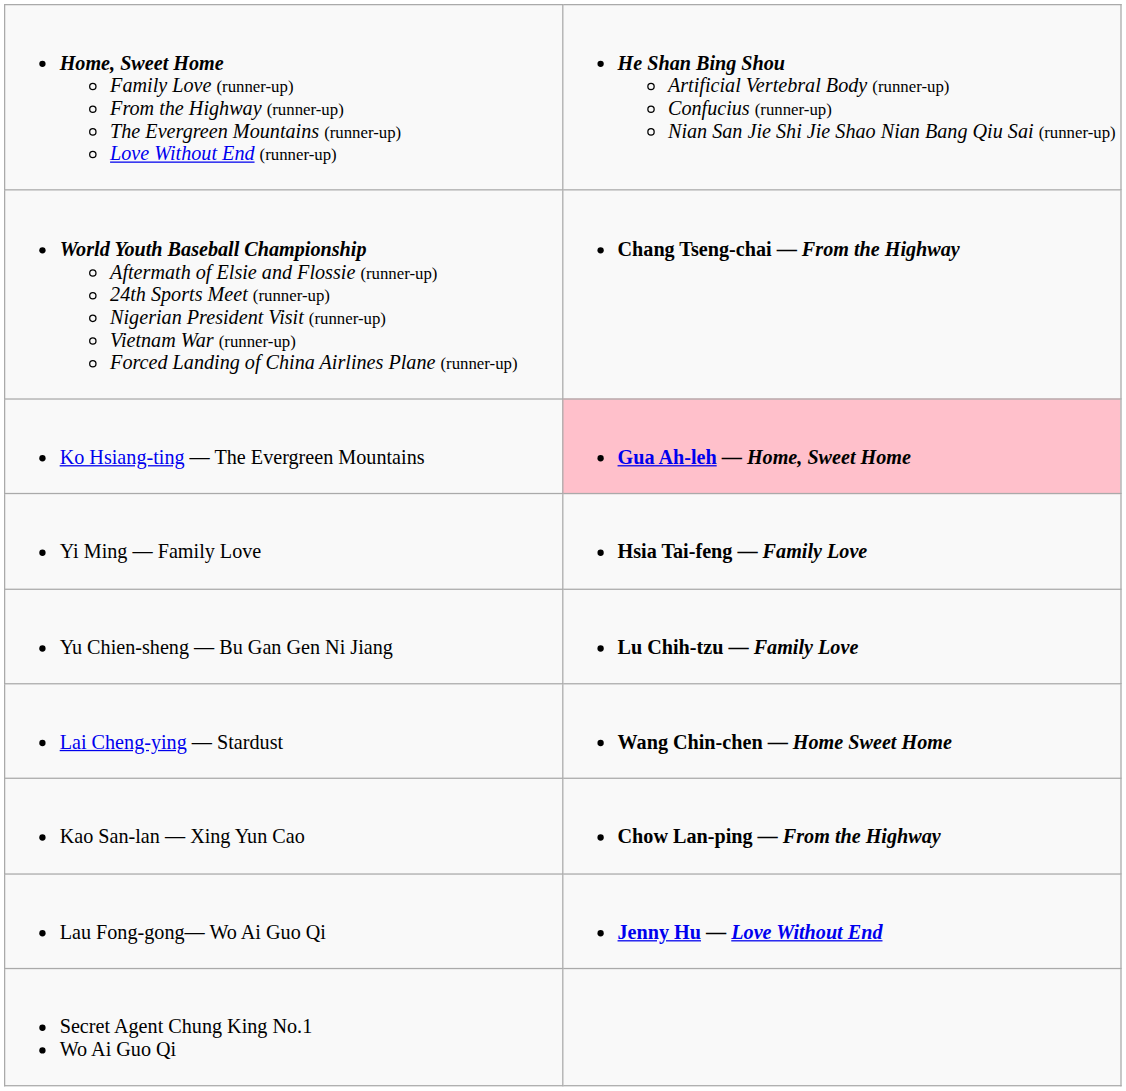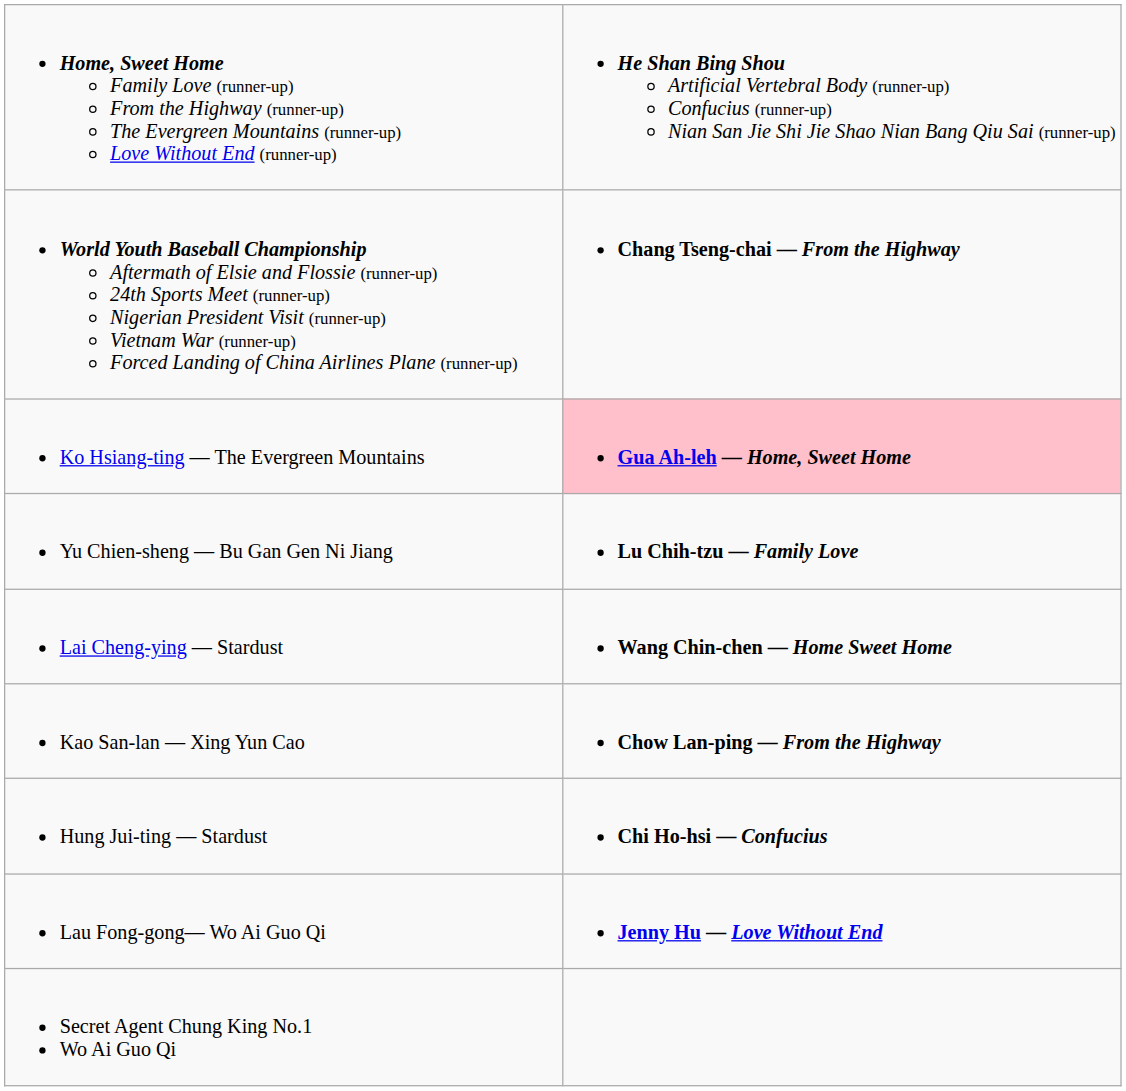- row: (284, 552)
+ row: (284, 837)
